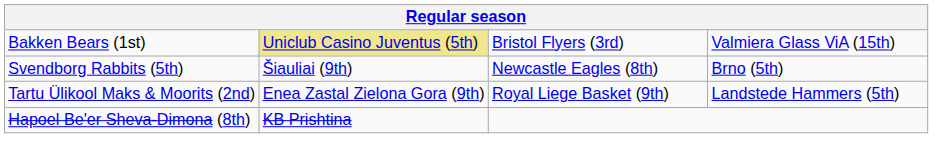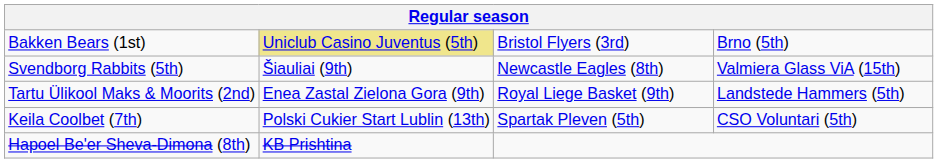(803, 42) Valmiera Glass ViA (15th) -> (753, 42) Brno (5th)
(747, 68) Brno (5th) -> (809, 68) Valmiera Glass ViA (15th)
+ row: (75, 119)
